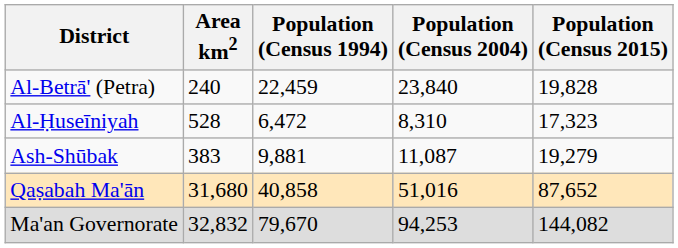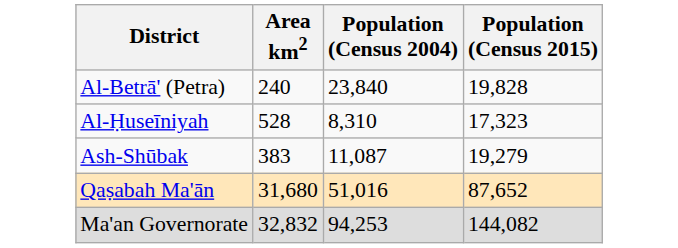- column: (323, 36)
